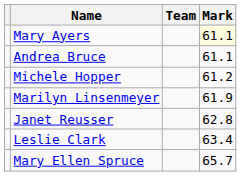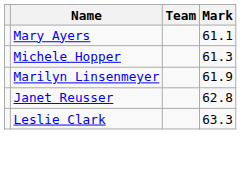(217, 36) lightyellow background -> (217, 36) no background
- row: (60, 56)
(217, 77) 61.2 -> (217, 56) 61.3
(217, 139) 63.4 -> (217, 119) 63.3
- row: (79, 160)
